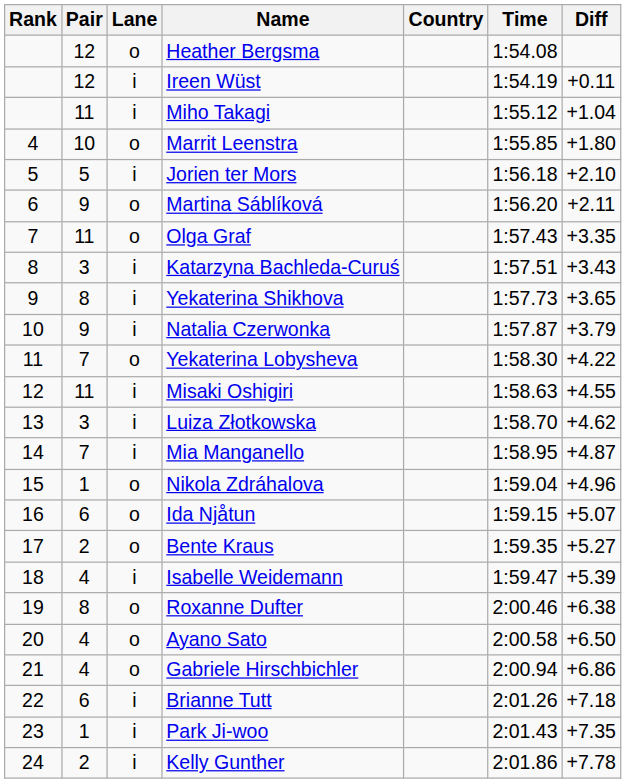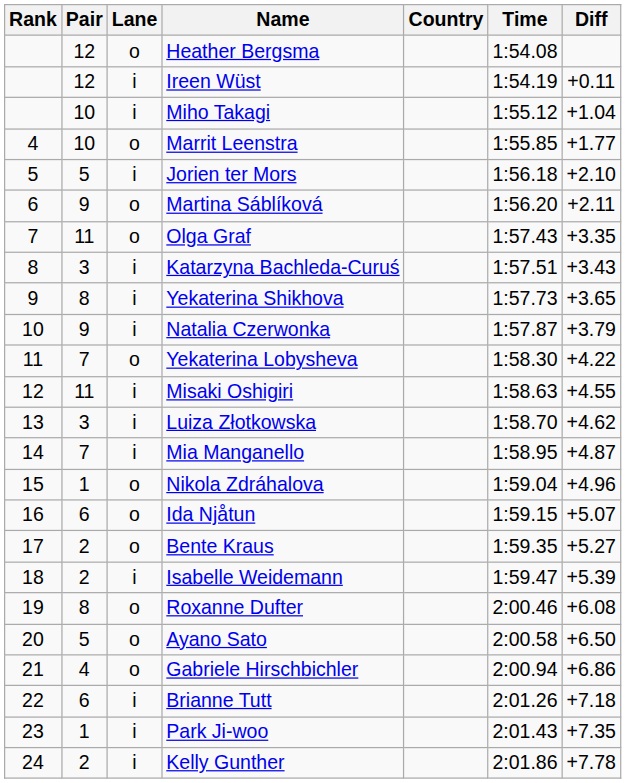(84, 112) 11 -> (84, 112) 10
(591, 143) +1.80 -> (591, 143) +1.77
(84, 577) 4 -> (84, 577) 2
(591, 608) +6.38 -> (591, 608) +6.08
(84, 639) 4 -> (84, 639) 5
